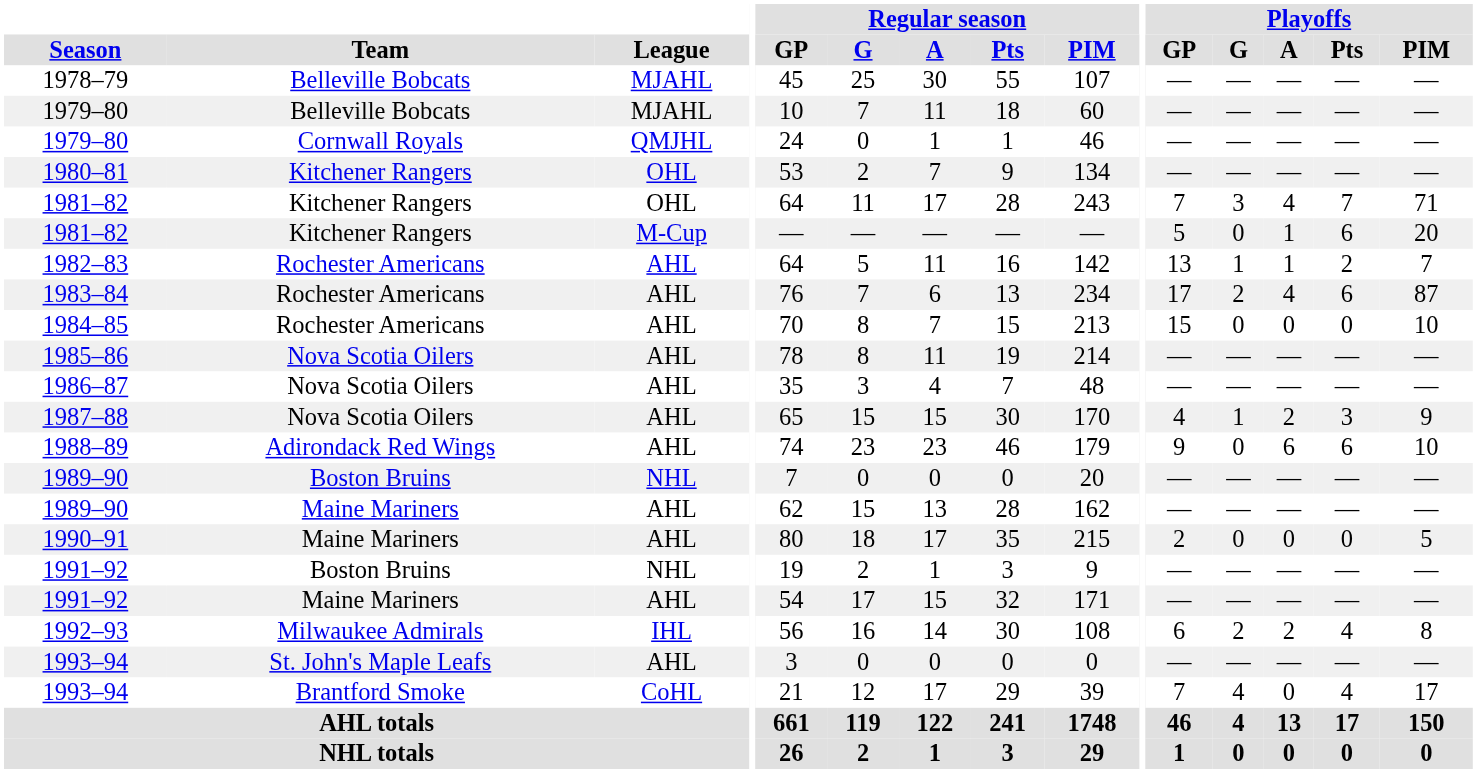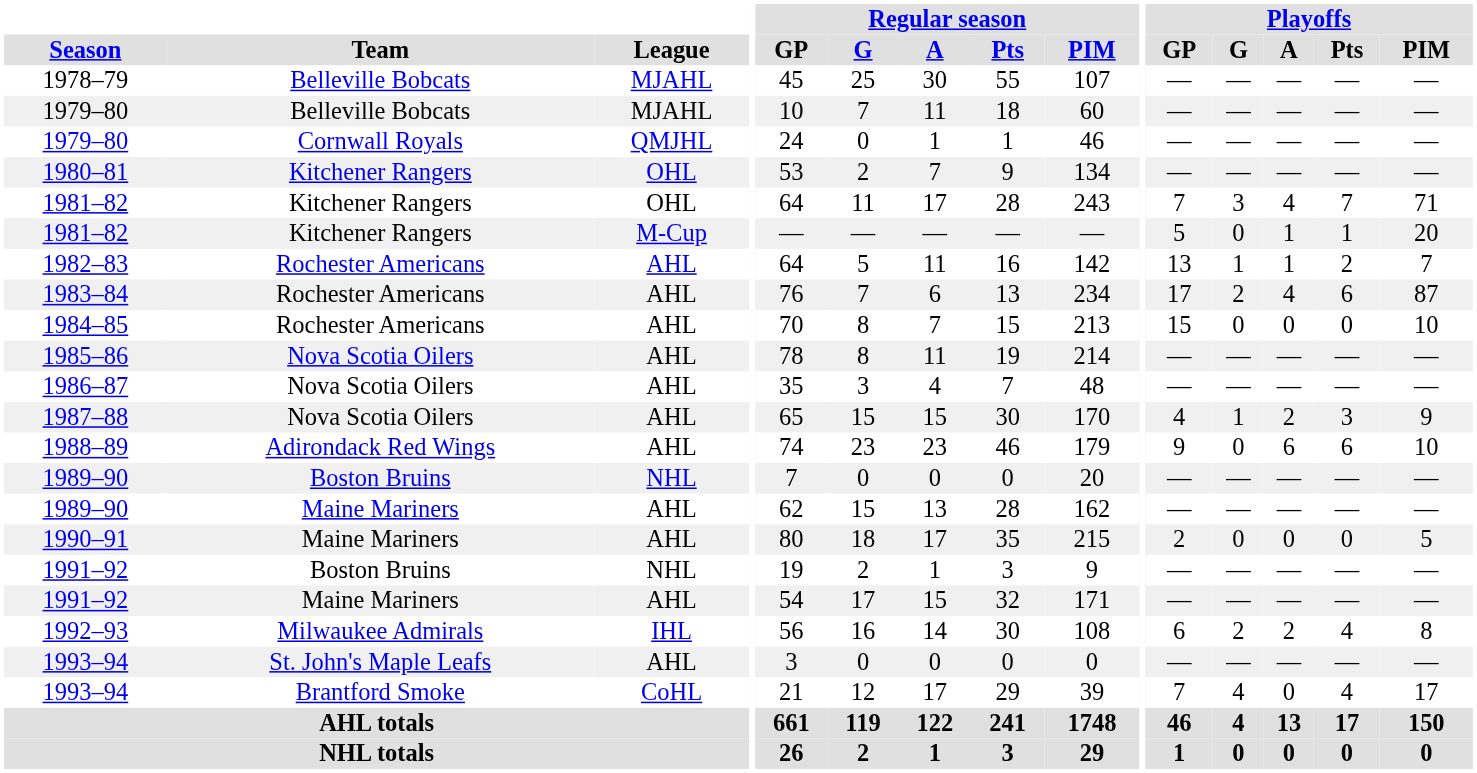(1347, 233) 6 -> (1347, 233) 1
